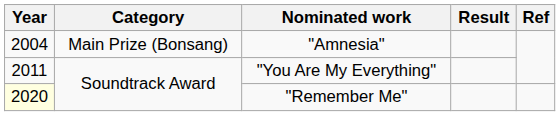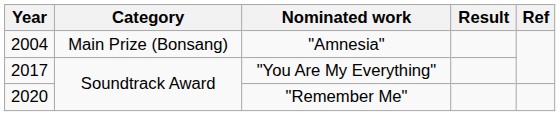(29, 70) 2011 -> (29, 70) 2017
(29, 96) lightyellow background -> (29, 96) no background
